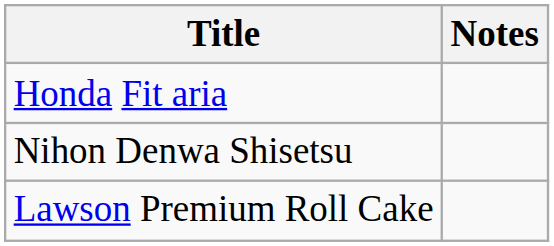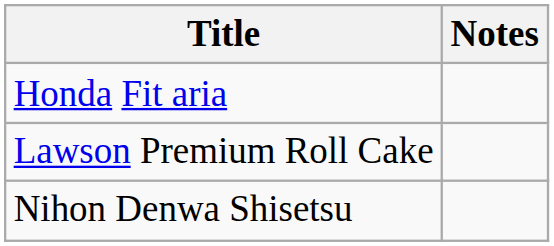rows swapped: (183, 151) <-> (224, 209)
